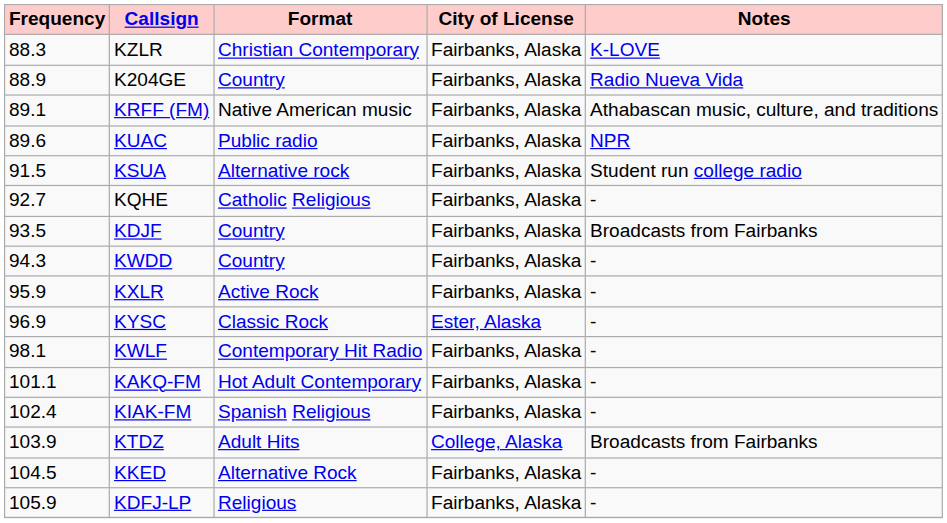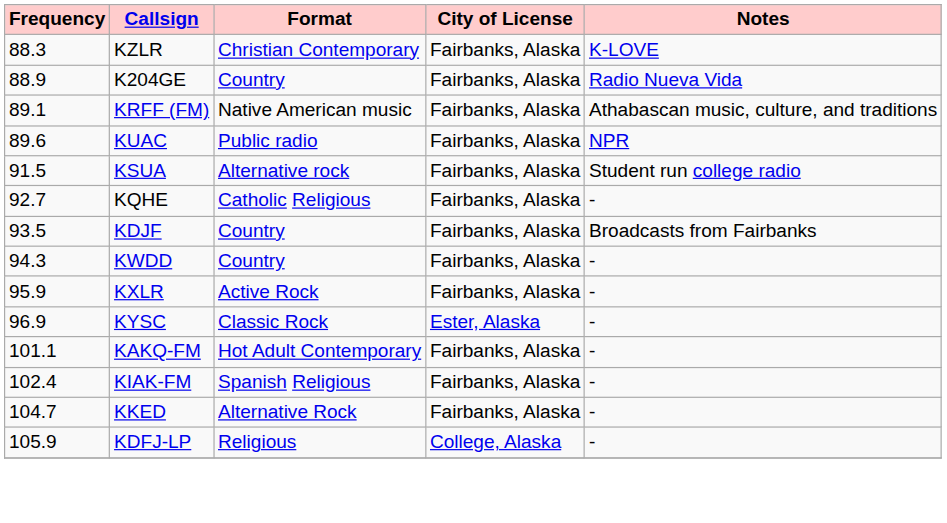- row: (141, 351)
- row: (139, 442)
(33, 472) 104.5 -> (33, 412) 104.7
(506, 502) Fairbanks, Alaska -> (496, 442) College, Alaska
